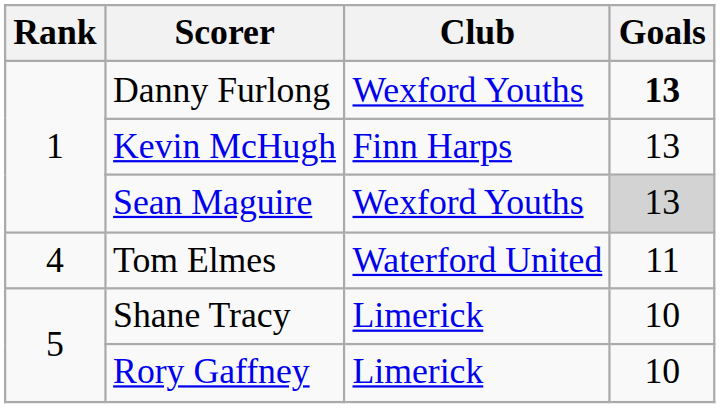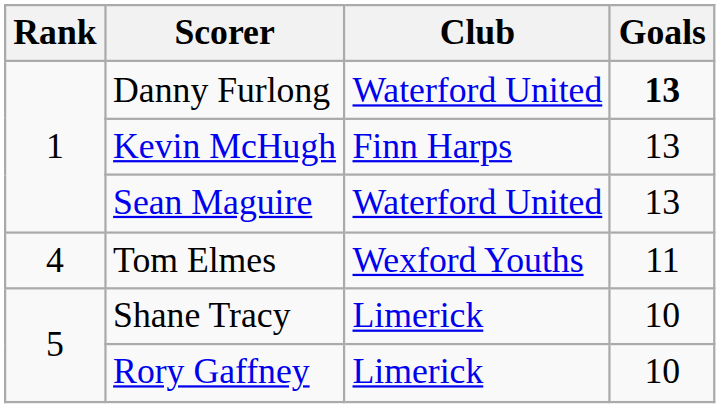(468, 89) Wexford Youths -> (477, 89) Waterford United
(468, 202) Wexford Youths -> (477, 202) Waterford United
(662, 202) lightgrey background -> (662, 202) no background
(477, 259) Waterford United -> (468, 259) Wexford Youths
